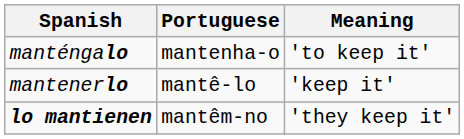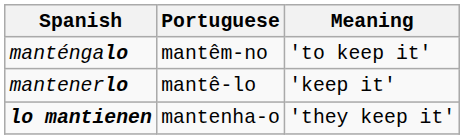(220, 53) mantenha-o -> (215, 53) mantêm-no
(215, 117) mantêm-no -> (220, 117) mantenha-o
